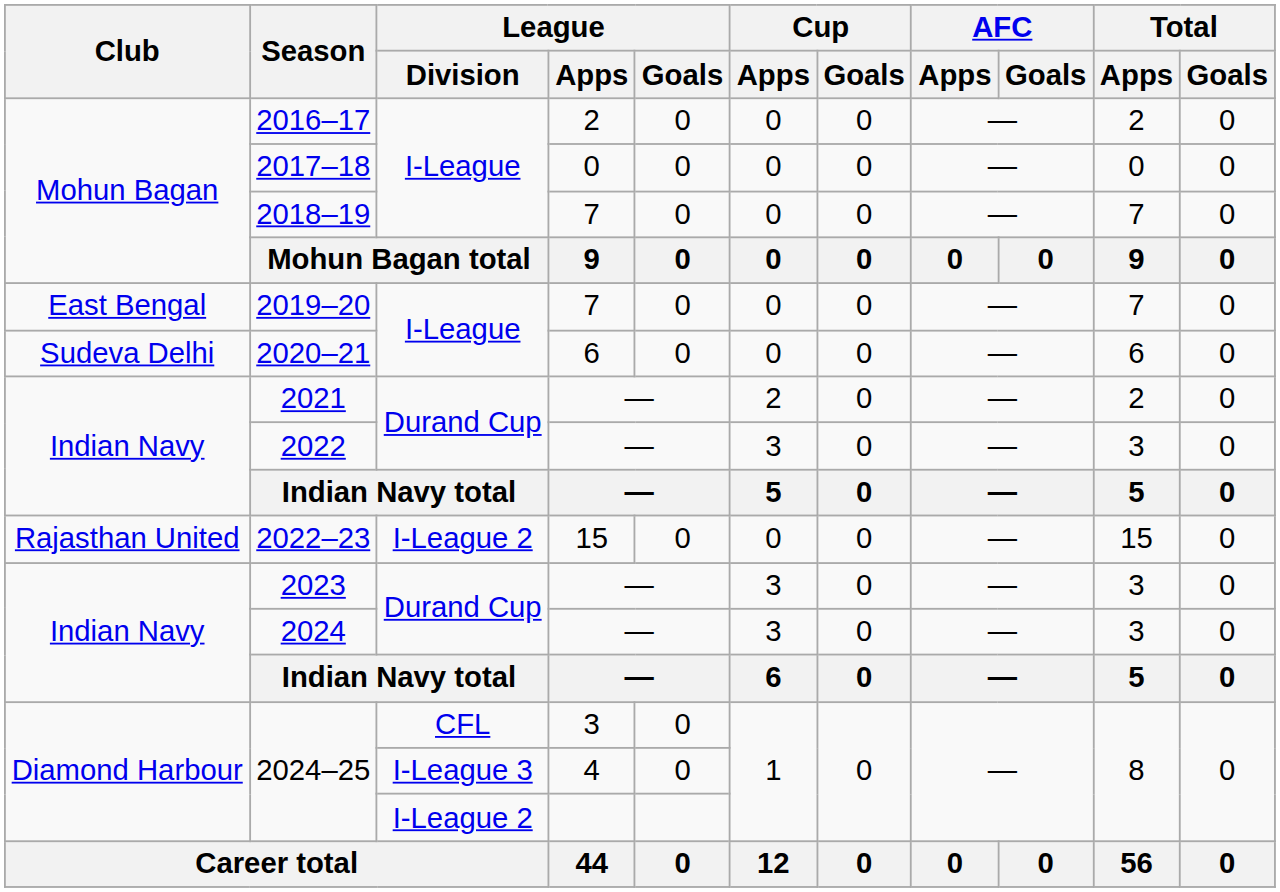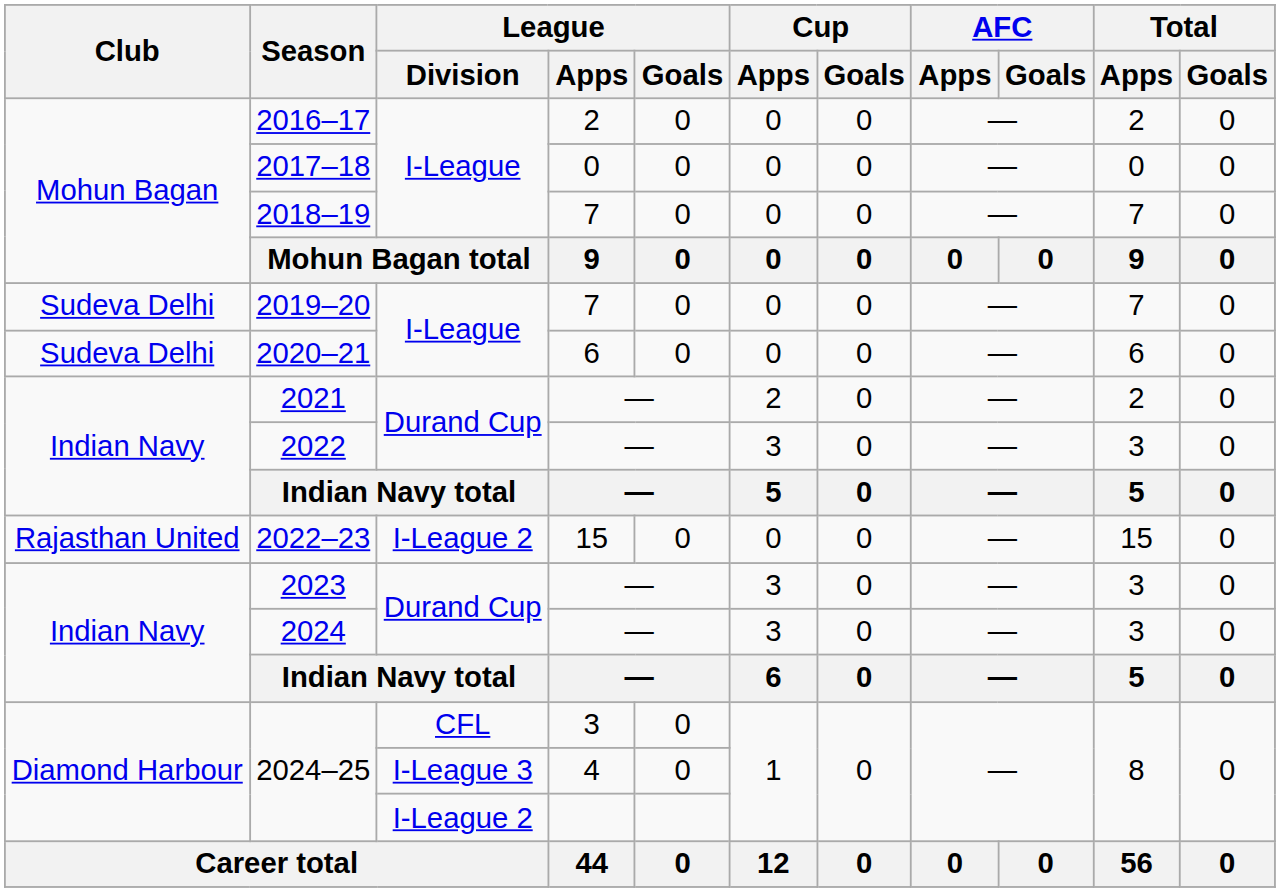(127, 306) East Bengal -> (127, 306) Sudeva Delhi
